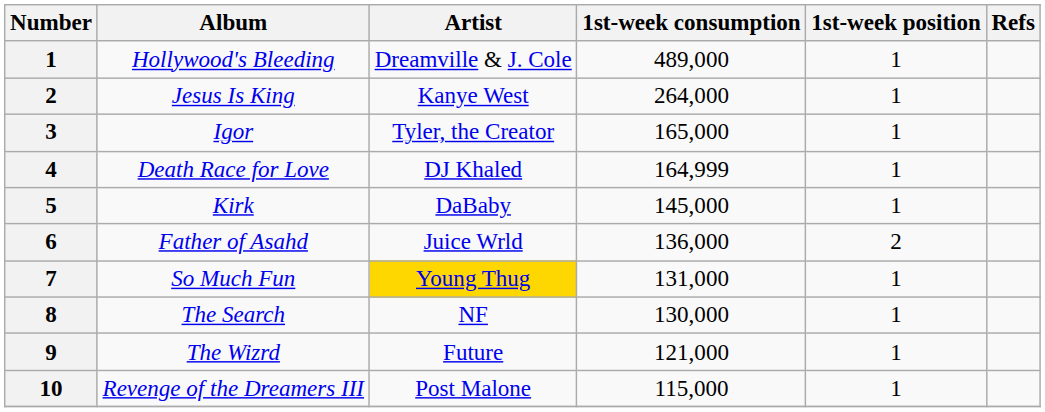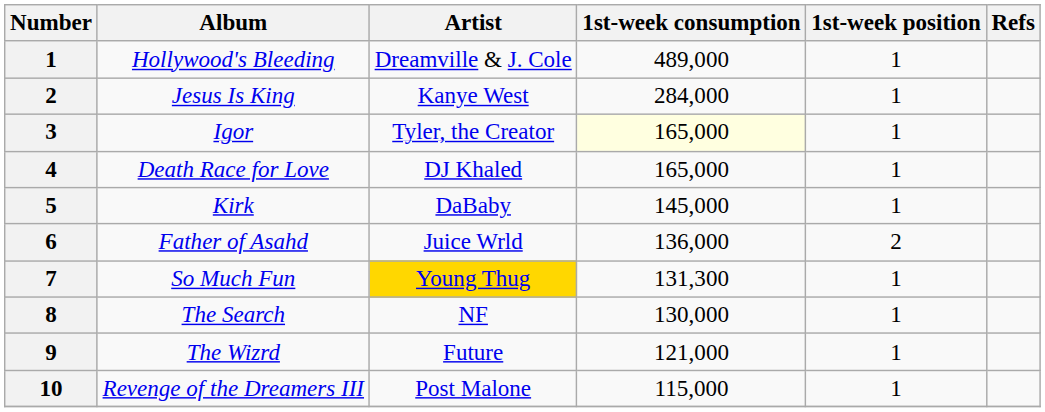(691, 95) 264,000 -> (691, 95) 284,000
(691, 132) no background -> (691, 132) lightyellow background
(691, 168) 164,999 -> (691, 168) 165,000
(691, 278) 131,000 -> (691, 278) 131,300
